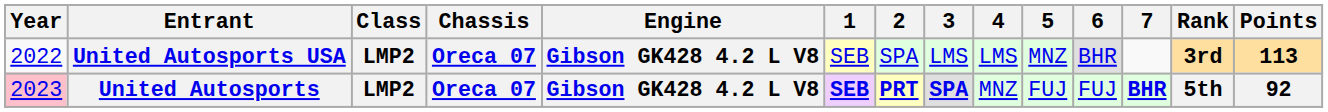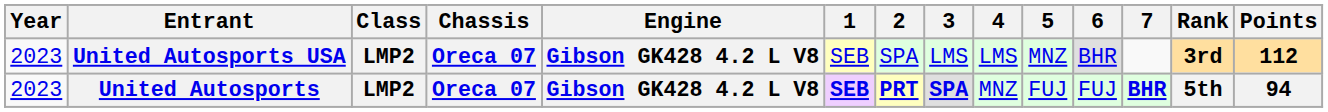(36, 56) 2022 -> (36, 56) 2023
(1279, 56) 113 -> (1279, 56) 112
(36, 90) pink background -> (36, 90) no background
(1279, 90) 92 -> (1279, 90) 94
